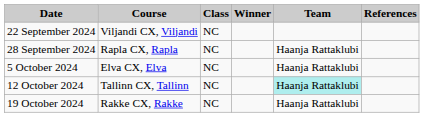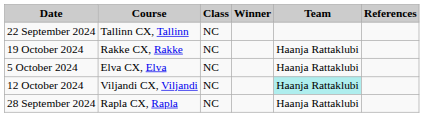(149, 31) Viljandi CX, Viljandi -> (145, 31) Tallinn CX, Tallinn
rows swapped: (51, 49) <-> (45, 103)
(145, 85) Tallinn CX, Tallinn -> (149, 85) Viljandi CX, Viljandi
